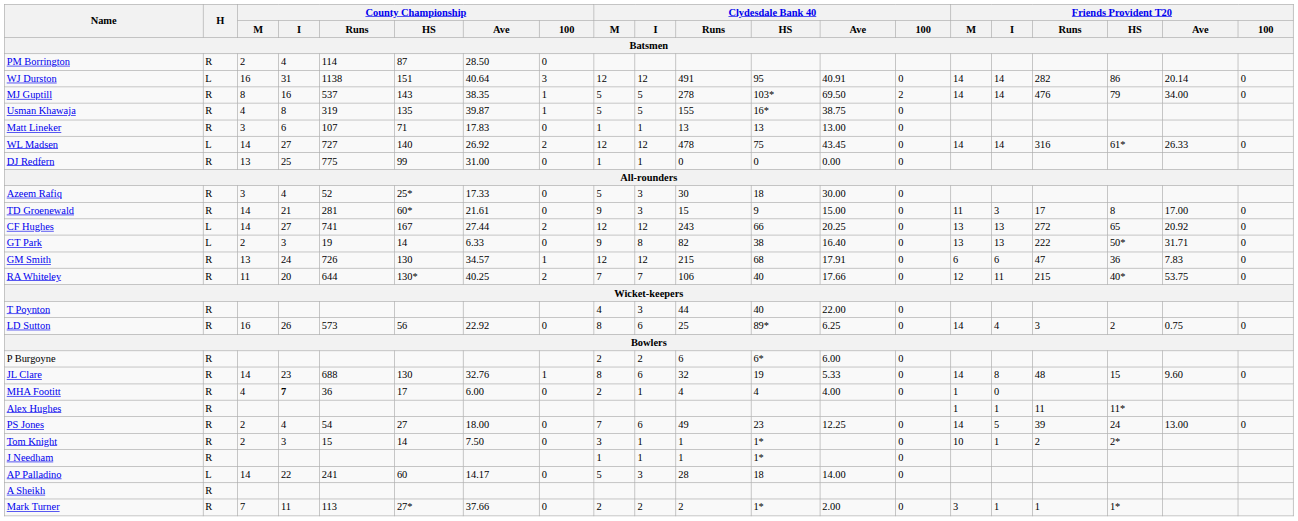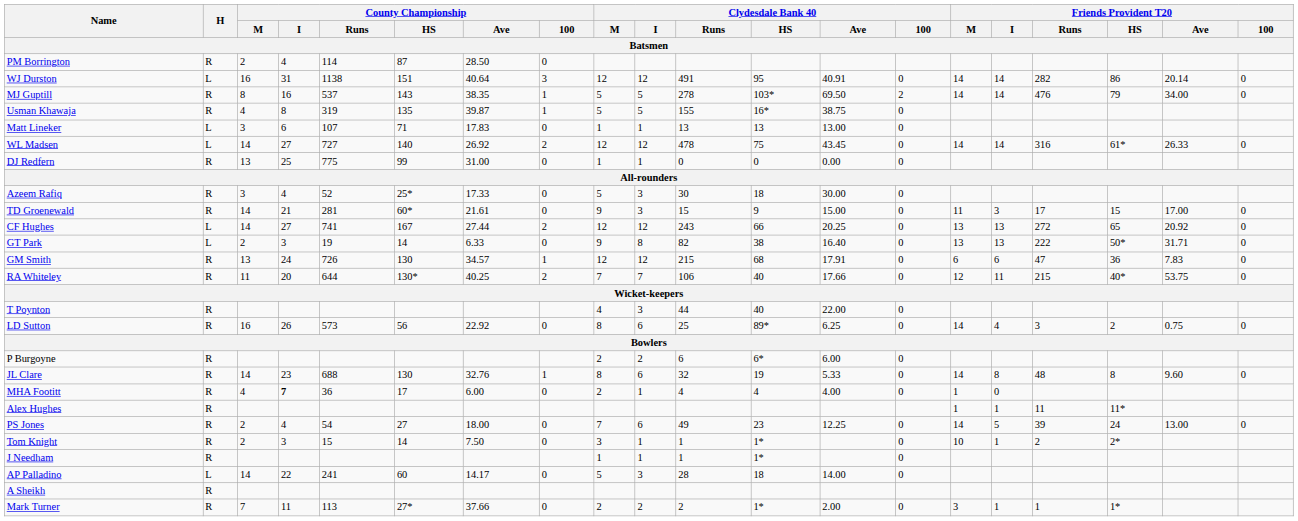(209, 128) R -> (209, 128) L
(1113, 210) 8 -> (1115, 210) 15
(1115, 375) 15 -> (1113, 375) 8
